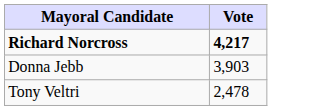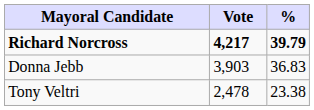+ column: (288, 17)
